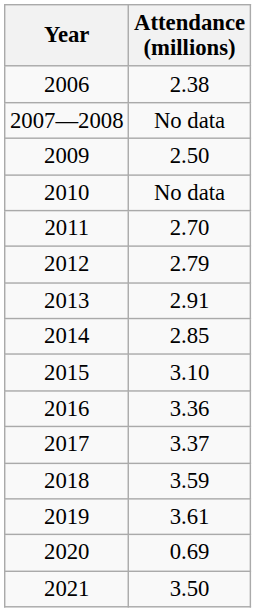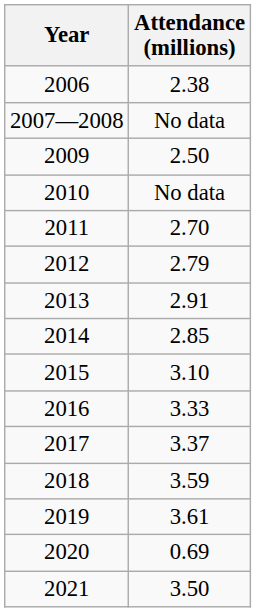(190, 408) 3.36 -> (190, 408) 3.33
